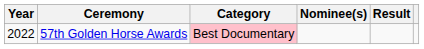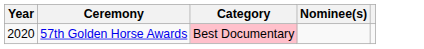- column: (392, 14)
(21, 33) 2022 -> (21, 33) 2020
